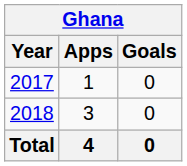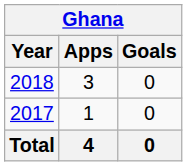rows swapped: (32, 82) <-> (32, 113)
